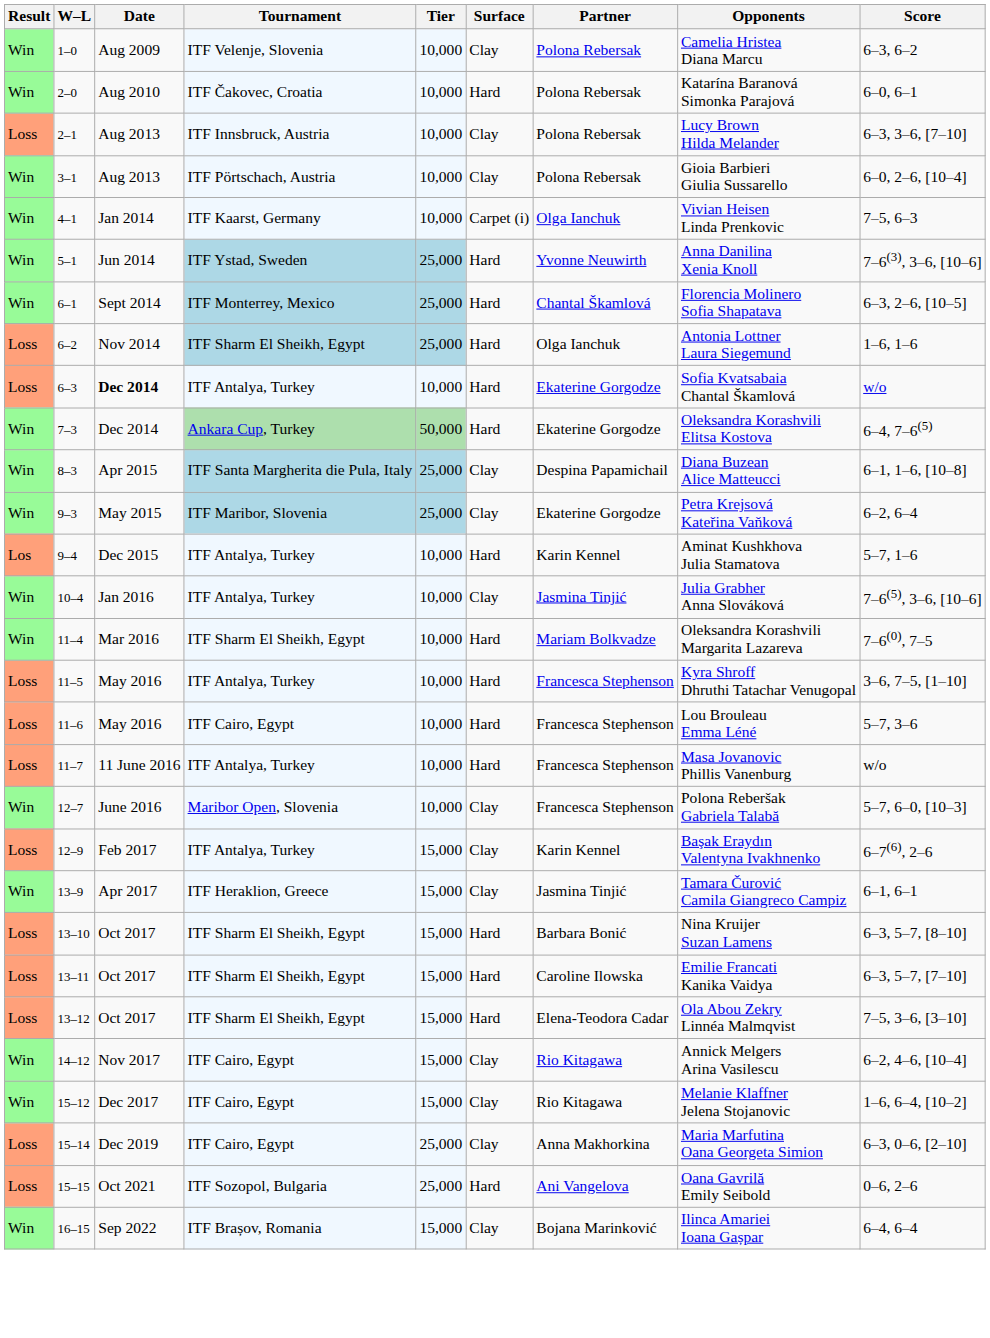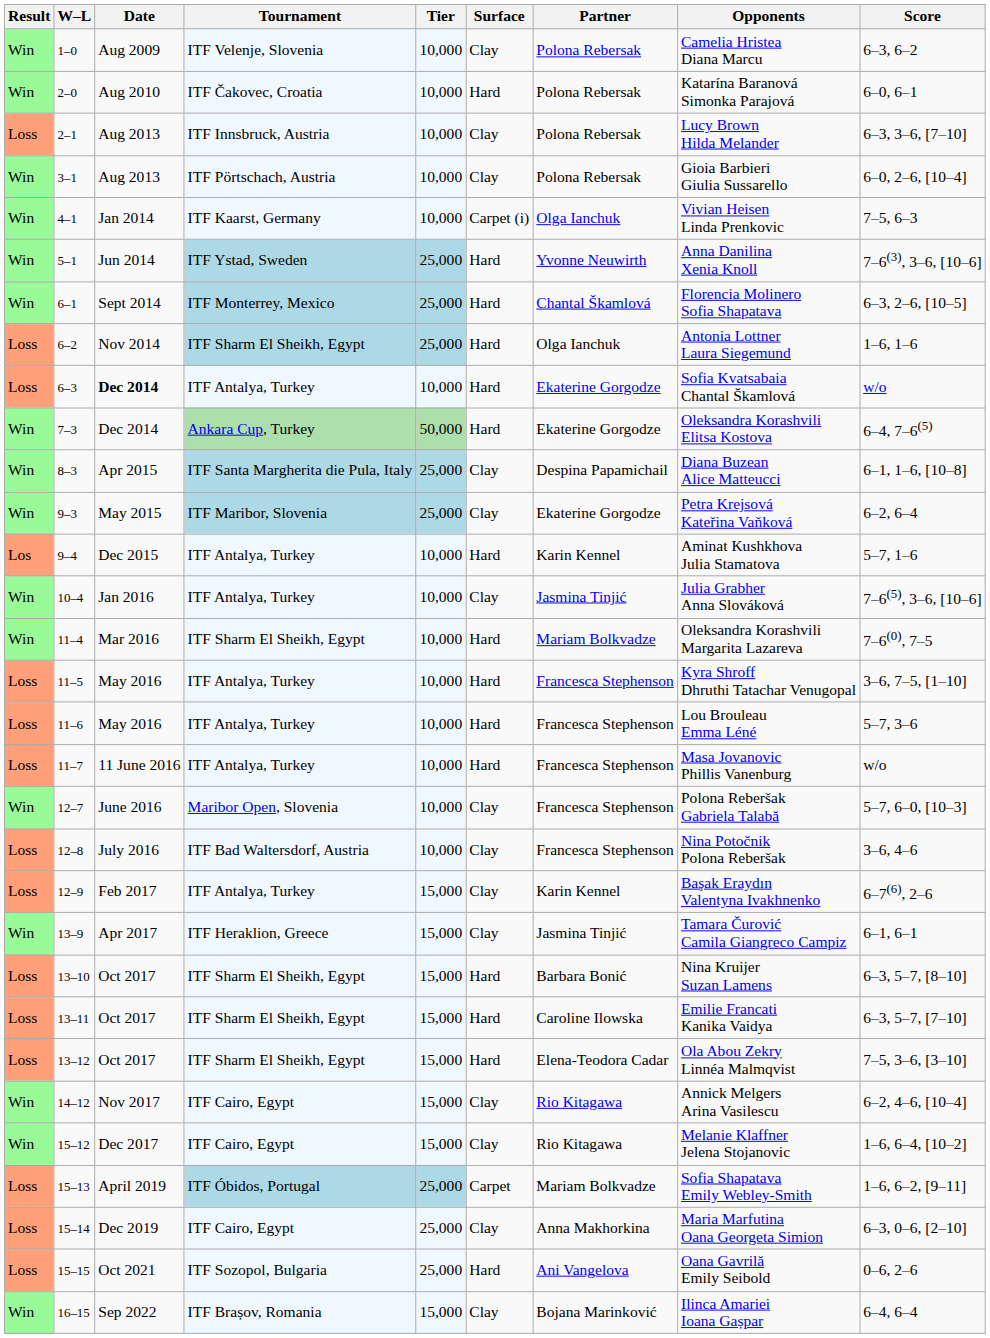(241, 723) ITF Cairo, Egypt -> (251, 723) ITF Antalya, Turkey
+ row: (70, 850)
+ row: (74, 1187)
